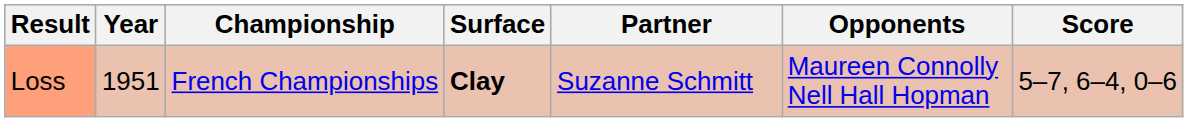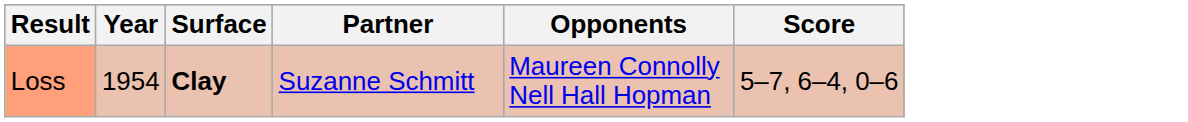- column: (305, 25)
(131, 80) 1951 -> (131, 80) 1954
